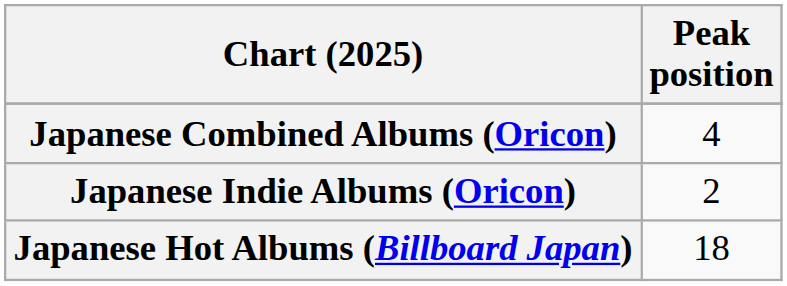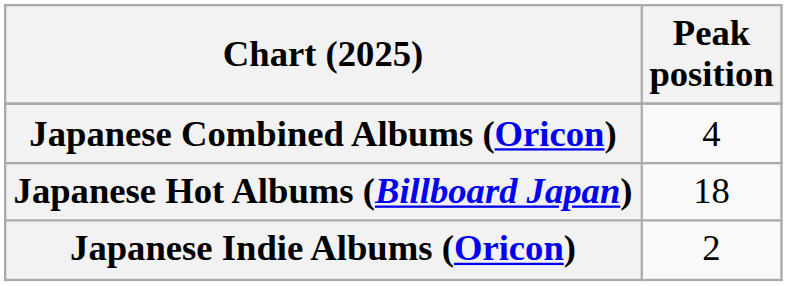rows swapped: (323, 190) <-> (323, 249)
